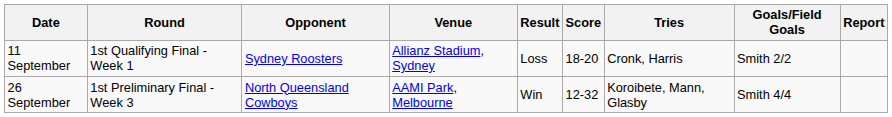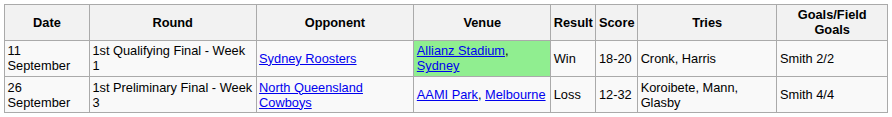- column: (864, 22)
(438, 58) no background -> (463, 58) lightgreen background
(534, 58) Loss -> (565, 58) Win
(531, 95) Win -> (567, 95) Loss
